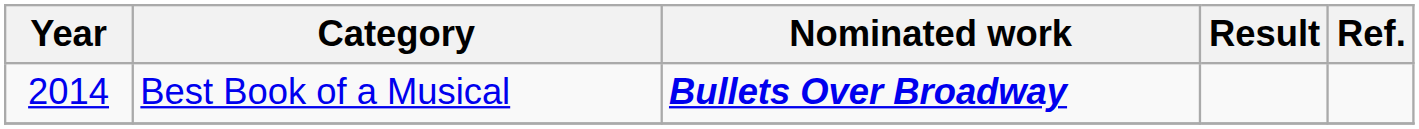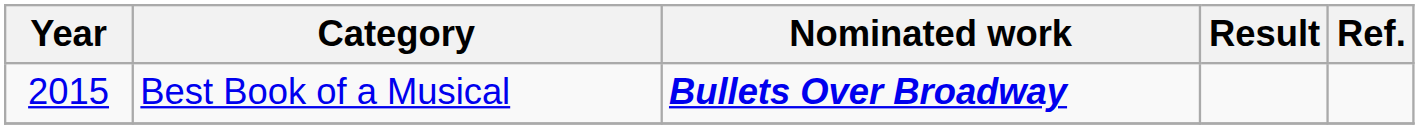(69, 92) 2014 -> (69, 92) 2015
